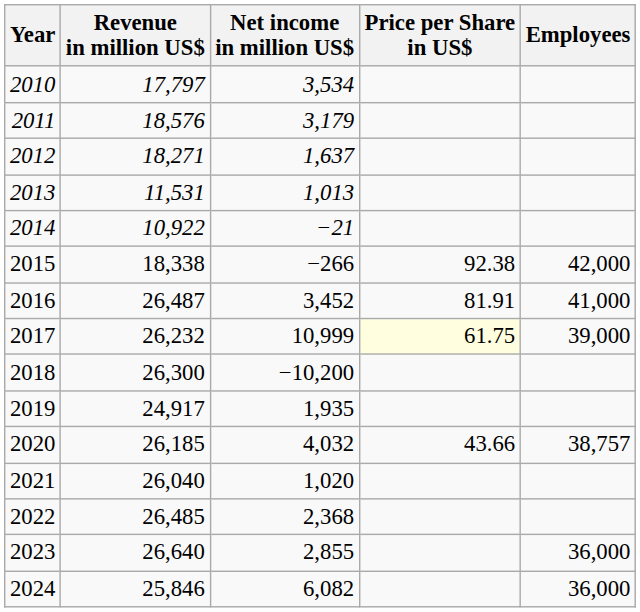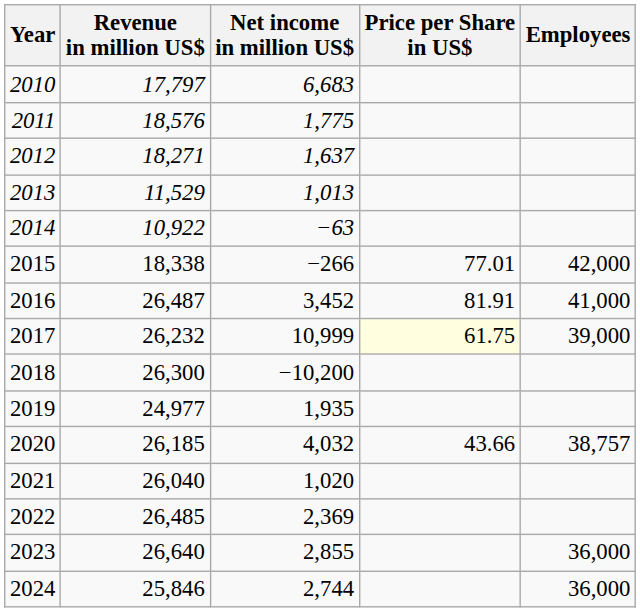(329, 84) 3,534 -> (329, 84) 6,683
(329, 120) 3,179 -> (329, 120) 1,775
(174, 192) 11,531 -> (174, 192) 11,529
(335, 228) −21 -> (335, 228) −63
(490, 264) 92.38 -> (490, 264) 77.01
(174, 408) 24,917 -> (174, 408) 24,977
(329, 516) 2,368 -> (329, 516) 2,369
(329, 588) 6,082 -> (329, 588) 2,744
